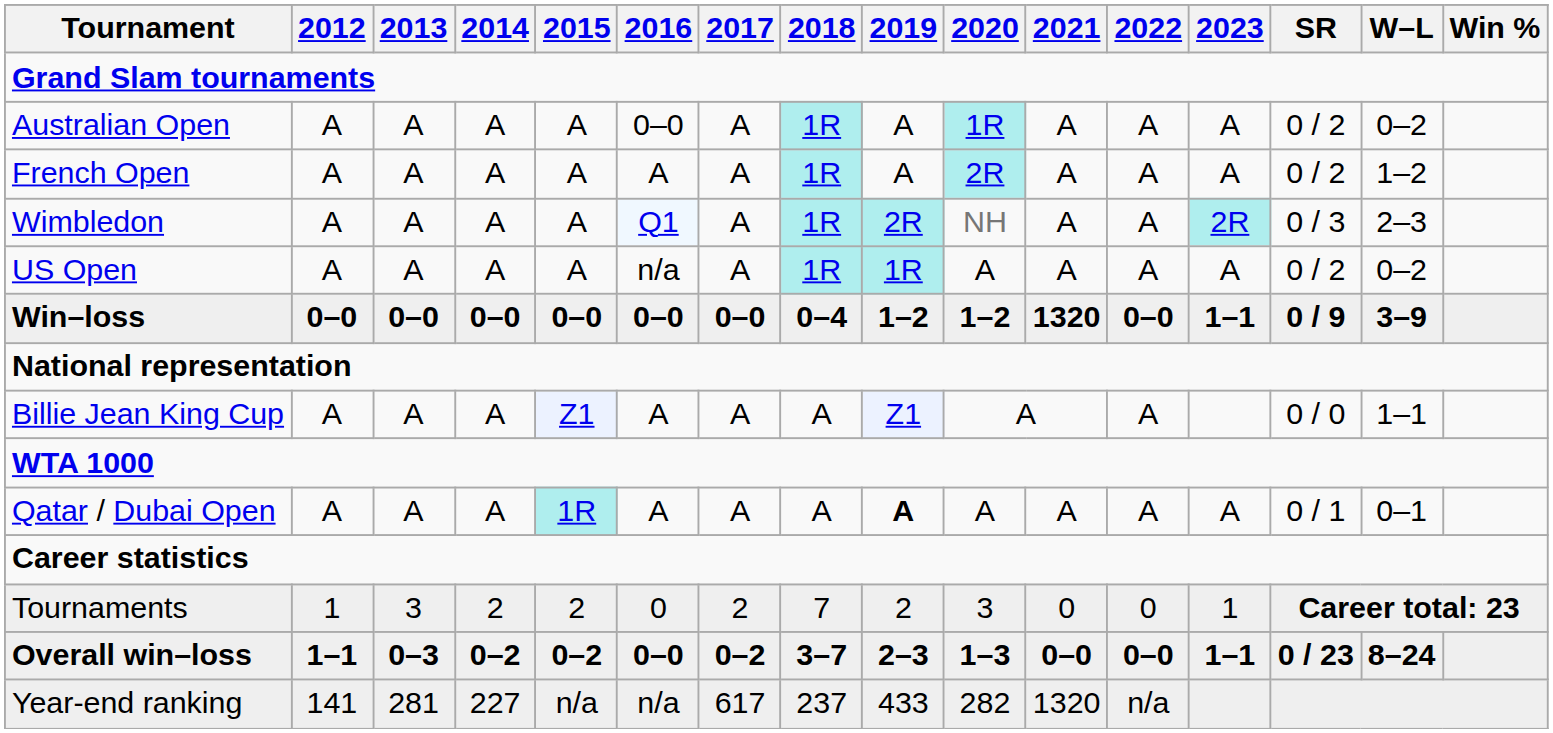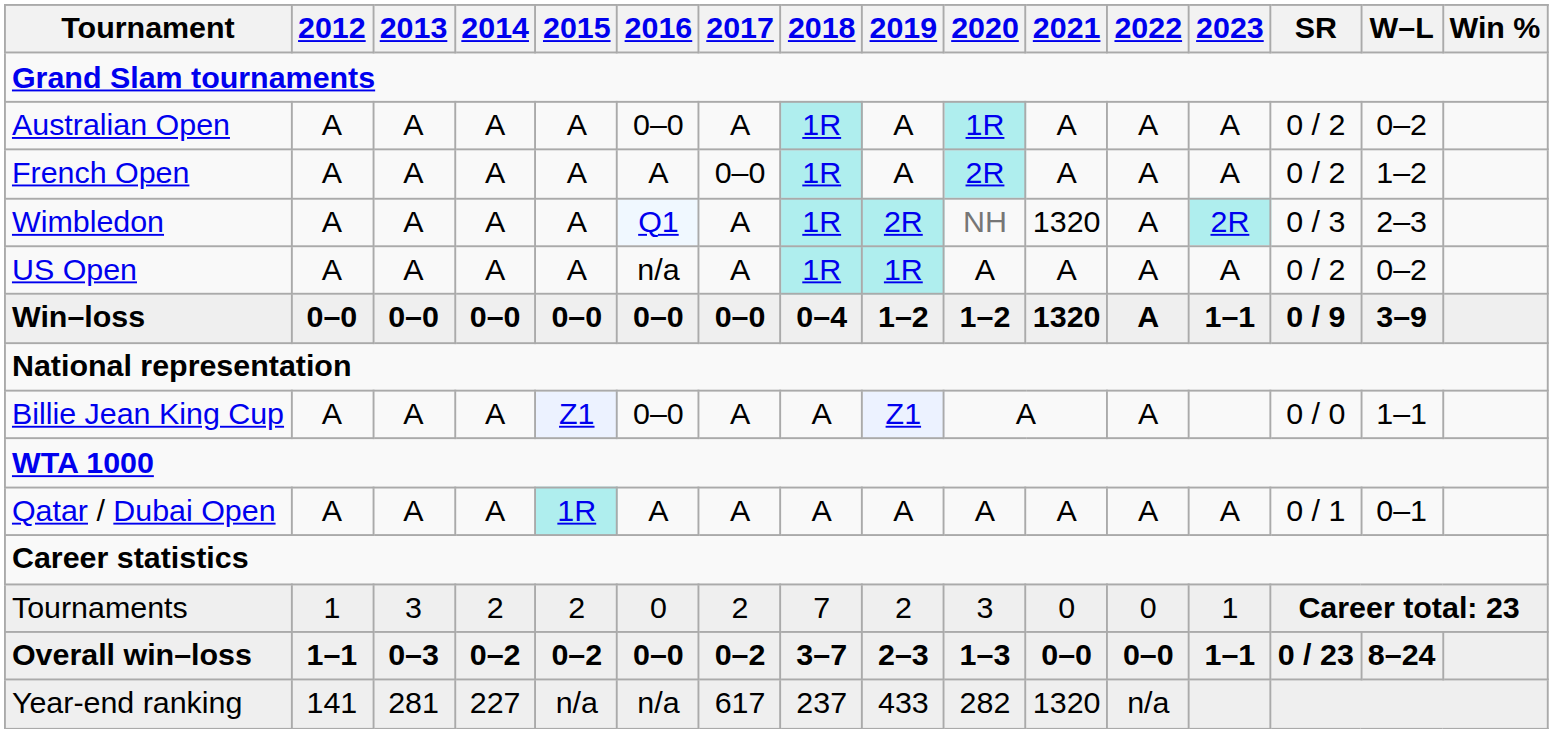(740, 173) A -> (740, 173) 0–0
(1067, 221) A -> (1067, 221) 1320
(1148, 317) 0–0 -> (1148, 317) A
(658, 414) A -> (658, 414) 0–0
(903, 510) bold -> (903, 510) normal
